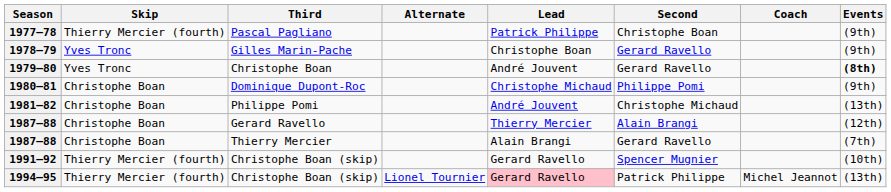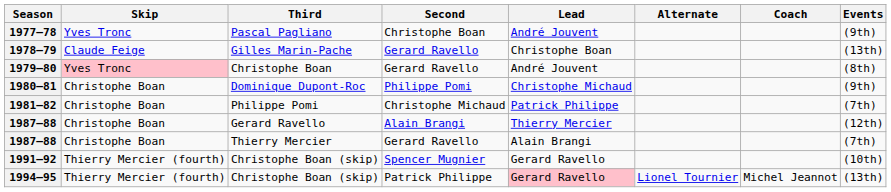columns swapped: (678, 14) <-> (435, 14)
(145, 32) Thierry Mercier (fourth) -> (98, 32) Yves Tronc
(544, 32) Patrick Philippe -> (555, 32) André Jouvent
(98, 50) Yves Tronc -> (104, 50) Claude Feige
(860, 50) (9th) -> (863, 50) (13th)
(98, 68) no background -> (98, 68) pink background
(860, 68) bold -> (860, 68) normal
(534, 105) André Jouvent -> (565, 105) Patrick Philippe
(863, 105) (13th) -> (860, 105) (7th)
